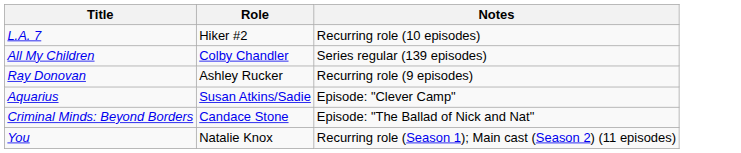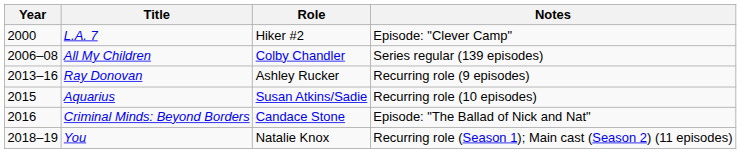+ column: (33, 14)
(399, 35) Recurring role (10 episodes) -> (443, 35) Episode: "Clever Camp"
(386, 96) Episode: "Clever Camp" -> (455, 96) Recurring role (10 episodes)
